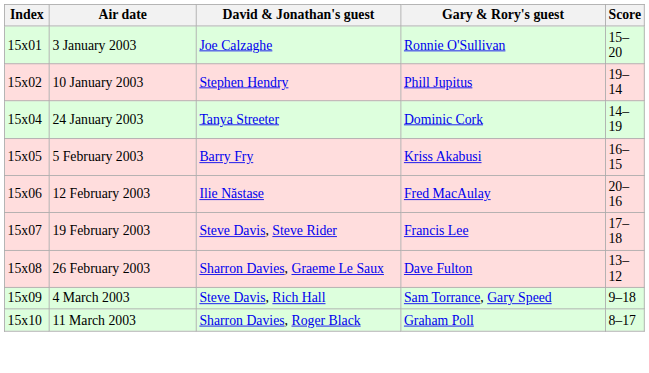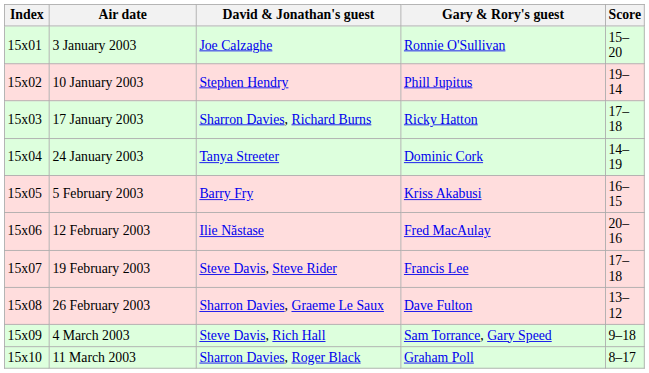+ row: (98, 119)
